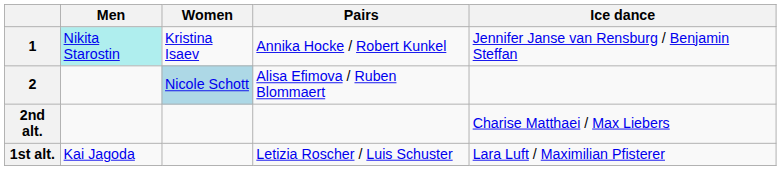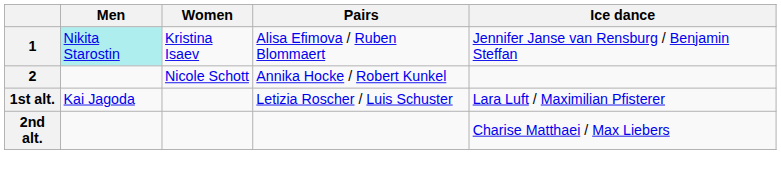(351, 46) Annika Hocke / Robert Kunkel -> (326, 46) Alisa Efimova / Ruben Blommaert
(207, 84) lightblue background -> (207, 76) no background
(326, 84) Alisa Efimova / Ruben Blommaert -> (351, 76) Annika Hocke / Robert Kunkel
rows swapped: (32, 154) <-> (32, 123)
